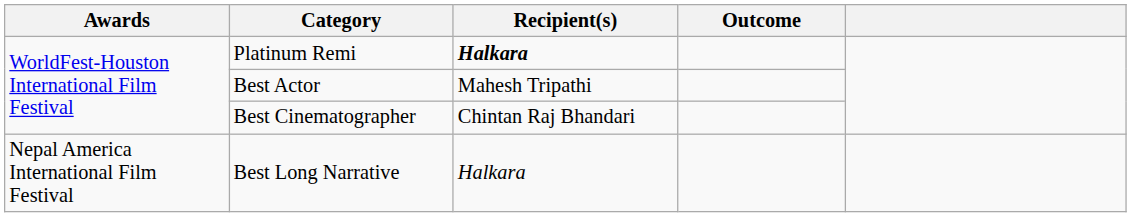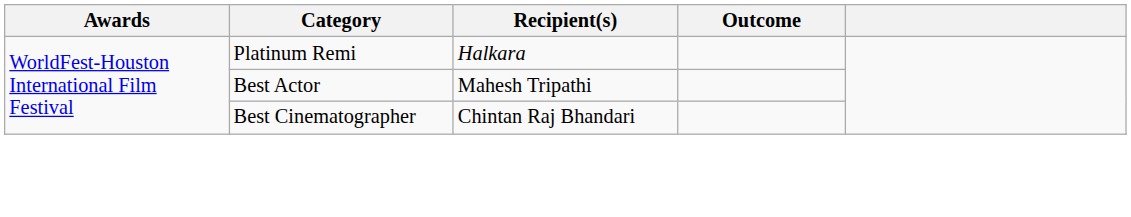(493, 52) bold -> (492, 52) normal
- row: (317, 172)
